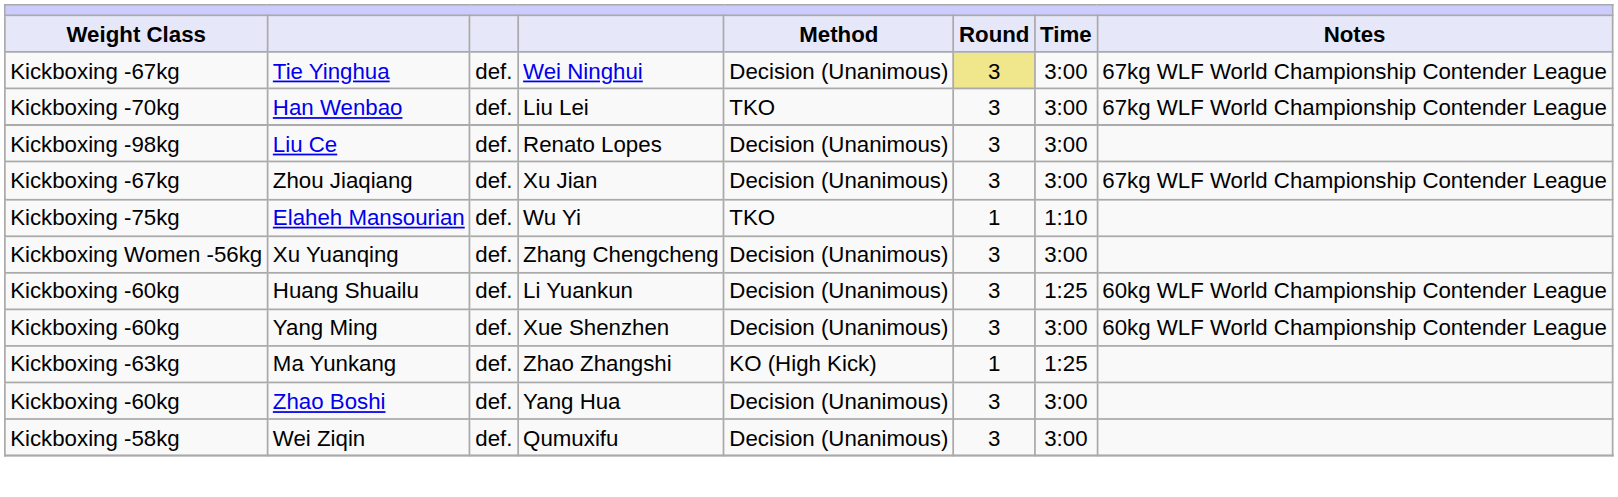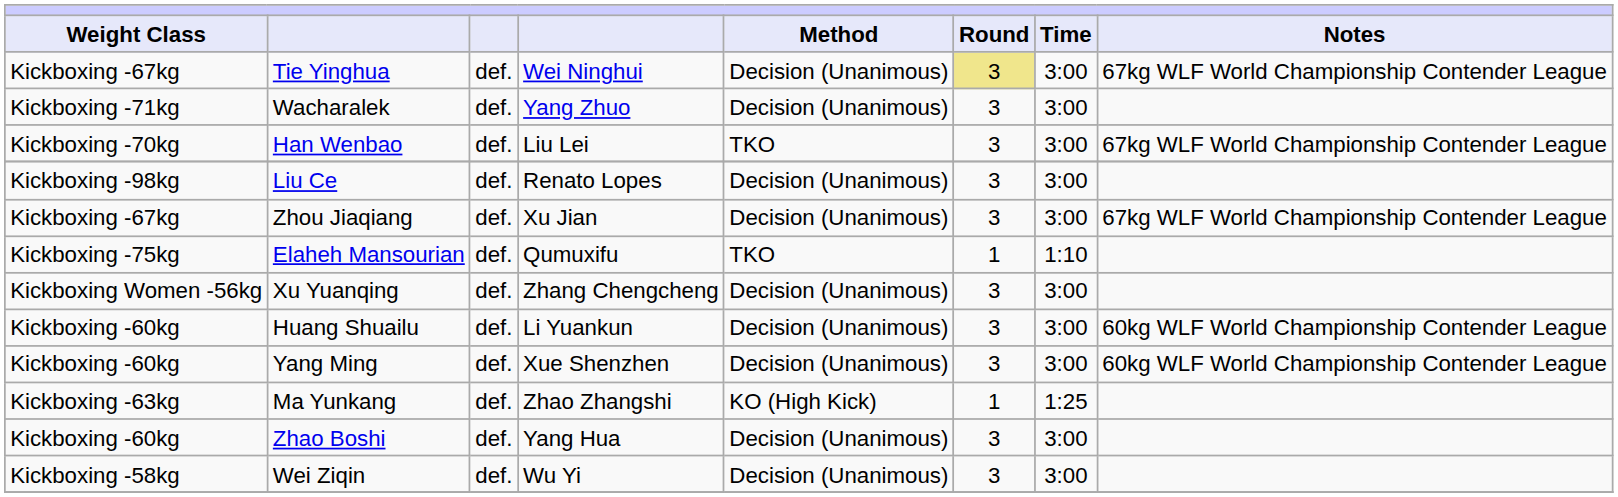+ row: (331, 107)
(552, 217) Wu Yi -> (571, 254) Qumuxifu
(1066, 291) 1:25 -> (1066, 327) 3:00
(571, 437) Qumuxifu -> (552, 474) Wu Yi
